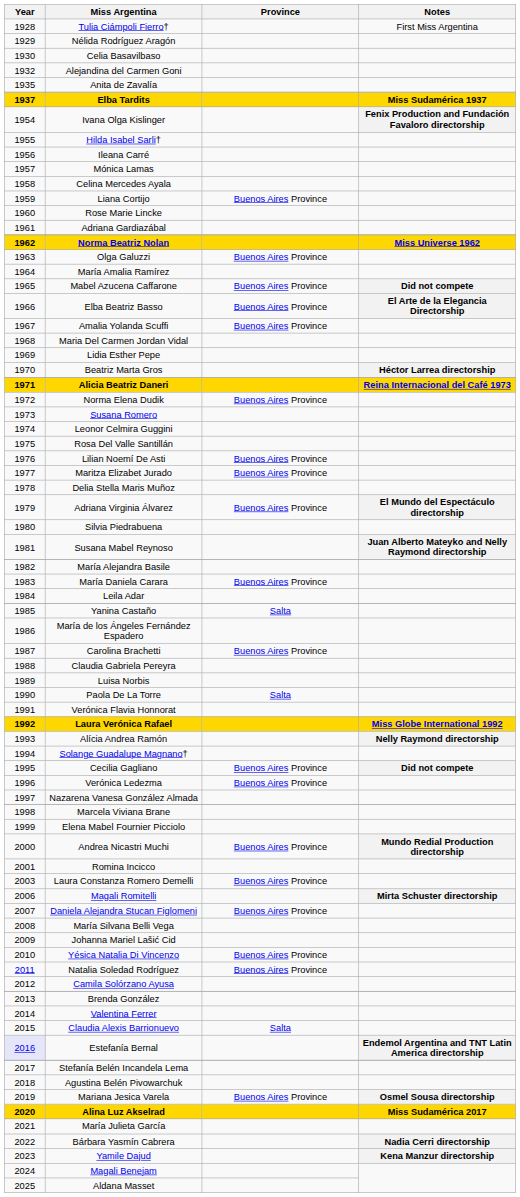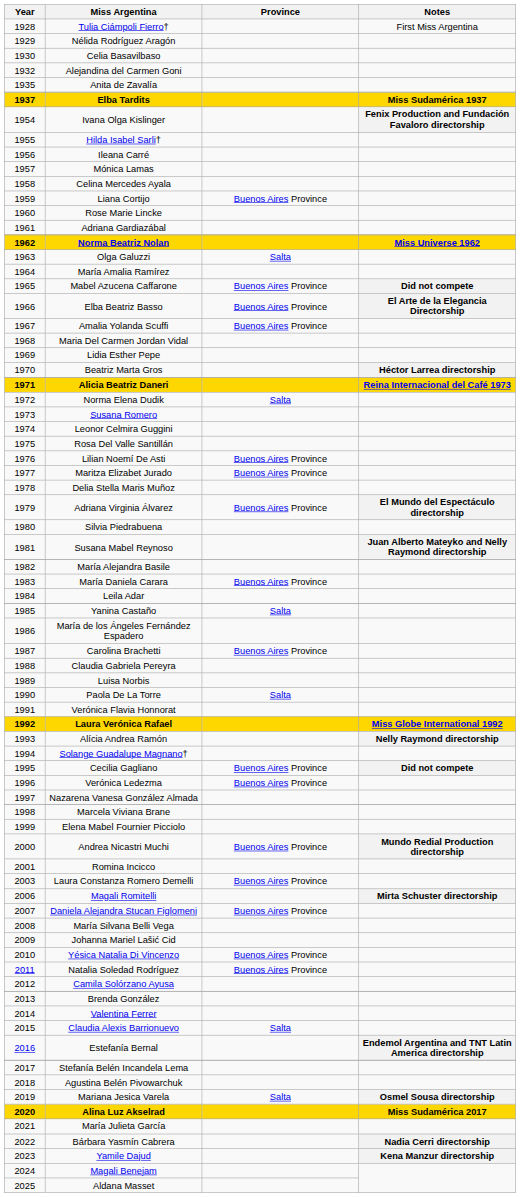(280, 257) Buenos Aires Province -> (280, 257) Salta
(280, 400) Buenos Aires Province -> (280, 400) Salta
(25, 1048) lavender background -> (25, 1048) no background
(280, 1097) Buenos Aires Province -> (280, 1097) Salta
